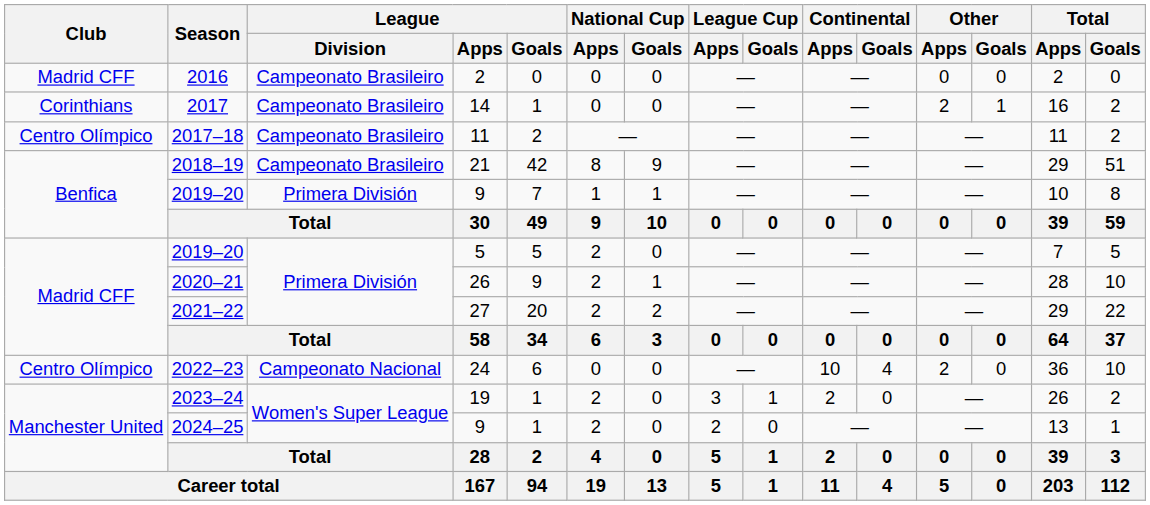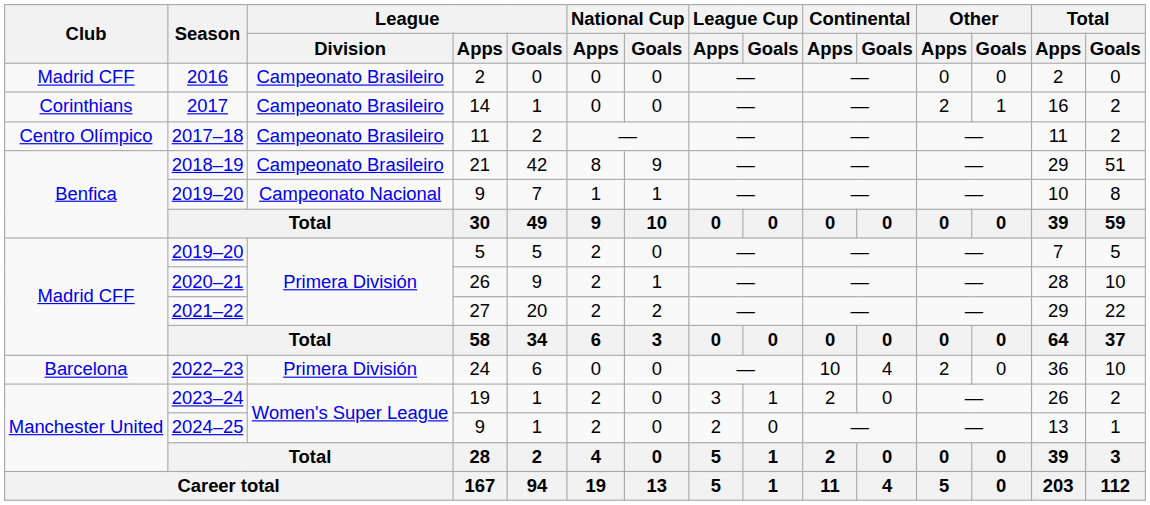(350, 194) Primera División -> (350, 194) Campeonato Nacional
(86, 369) Centro Olímpico -> (86, 369) Barcelona
(350, 369) Campeonato Nacional -> (350, 369) Primera División
